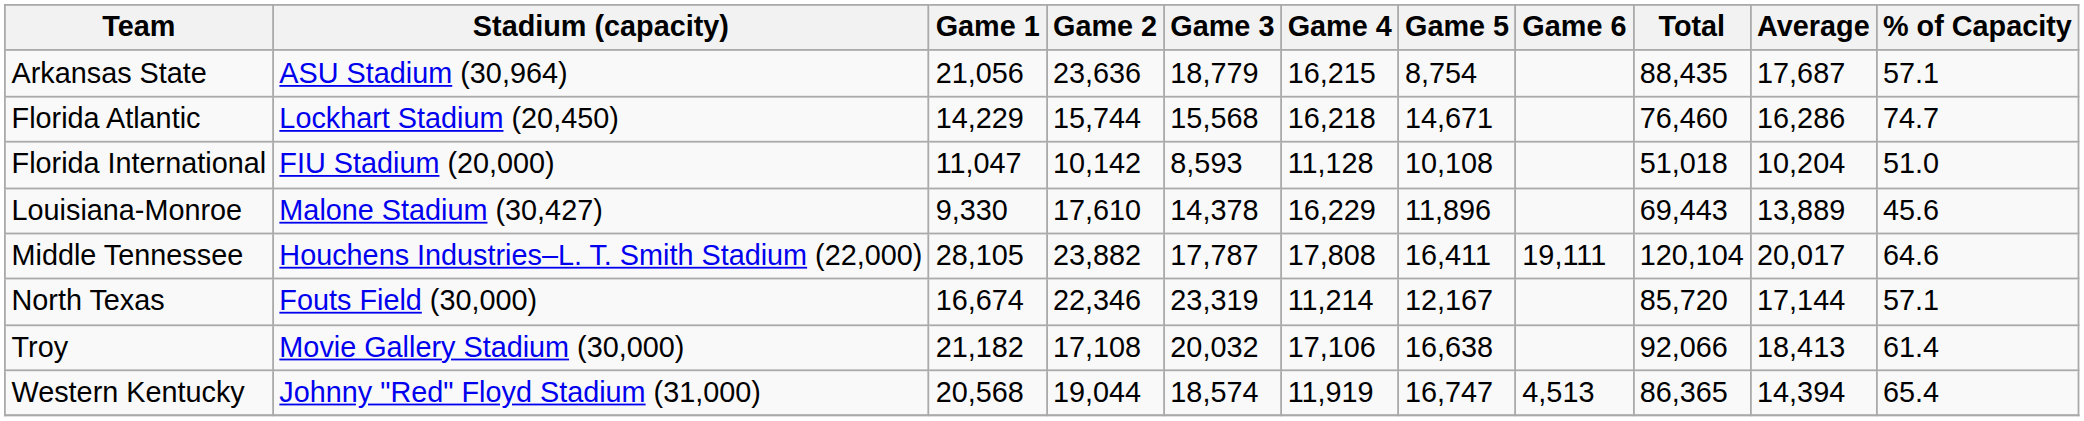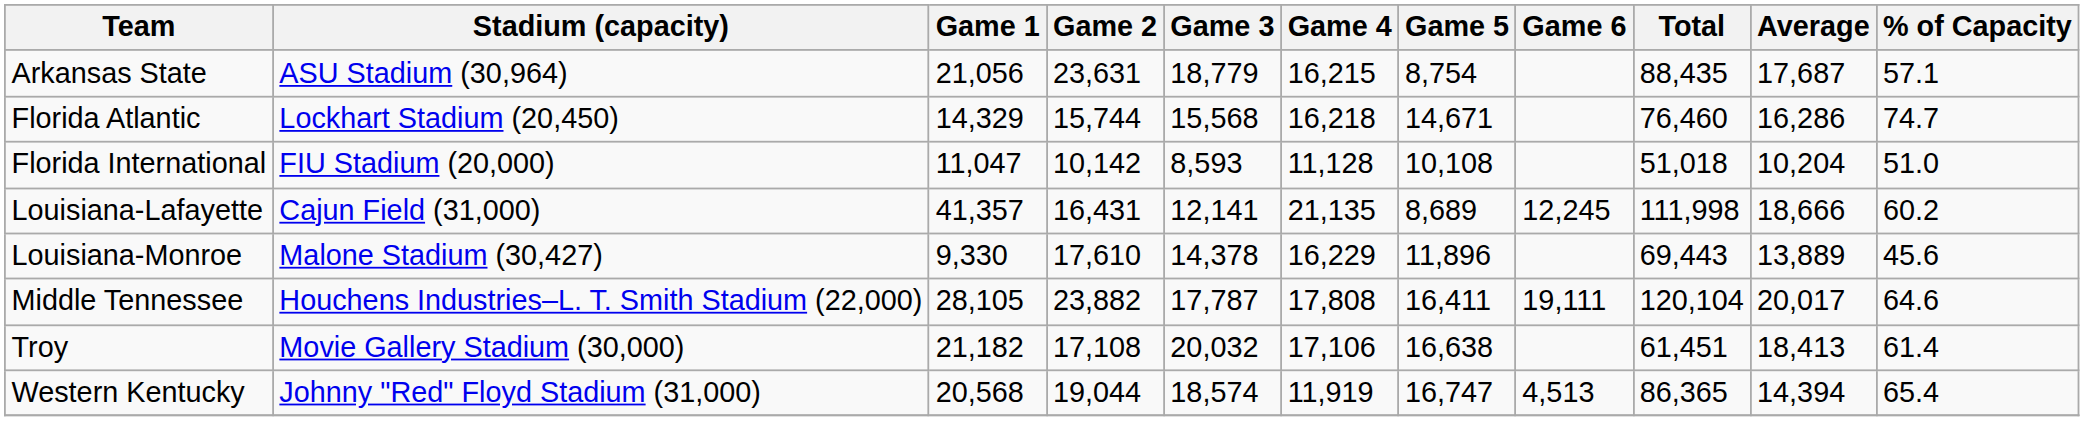(1097, 73) 23,636 -> (1097, 73) 23,631
(980, 118) 14,229 -> (980, 118) 14,329
+ row: (137, 210)
- row: (88, 301)
(1684, 347) 92,066 -> (1684, 347) 61,451
